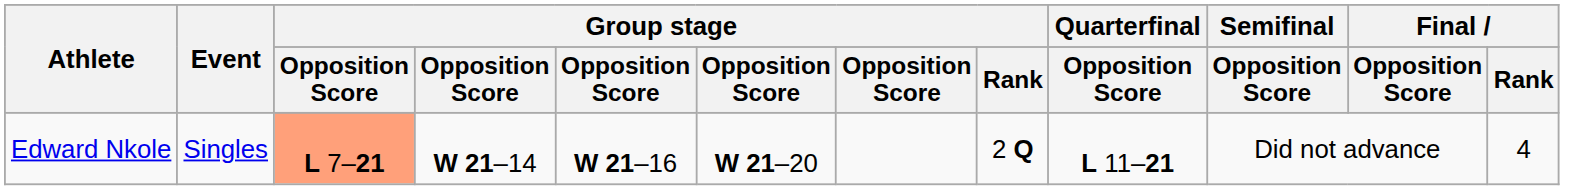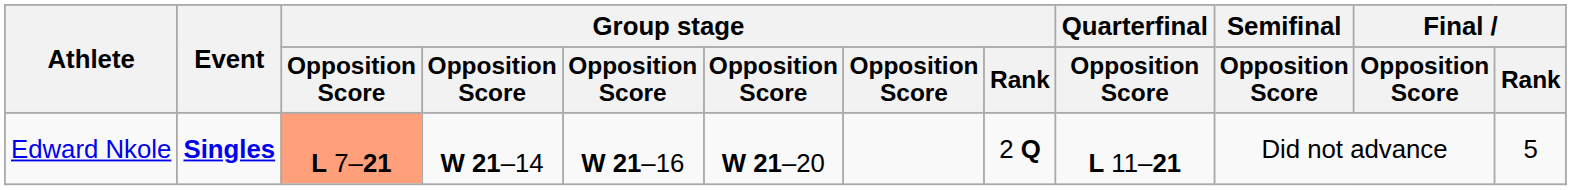(226, 148) normal -> (229, 148) bold
(1524, 148) 4 -> (1531, 148) 5
